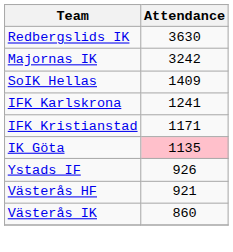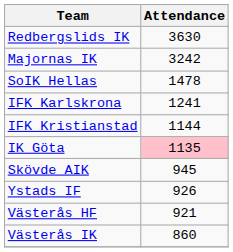(185, 82) 1409 -> (185, 82) 1478
(185, 126) 1171 -> (185, 126) 1144
+ row: (48, 170)
